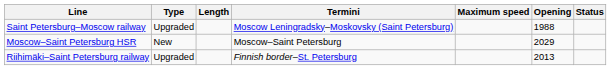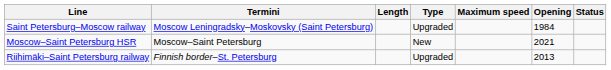columns swapped: (343, 12) <-> (174, 12)
(544, 27) 1988 -> (544, 27) 1984
(544, 42) 2029 -> (544, 42) 2021
